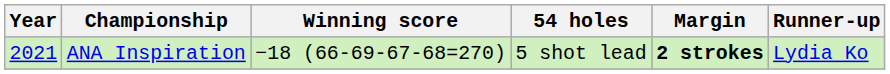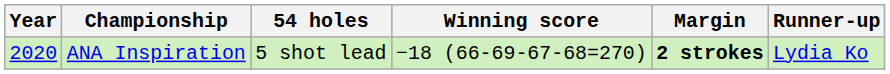columns swapped: (581, 21) <-> (381, 21)
(33, 53) 2021 -> (33, 53) 2020
